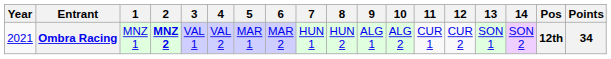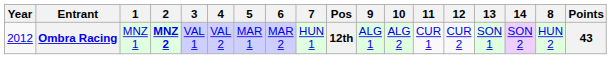columns swapped: (342, 13) <-> (551, 13)
(20, 38) 2021 -> (20, 38) 2012
(586, 38) 34 -> (586, 38) 43
